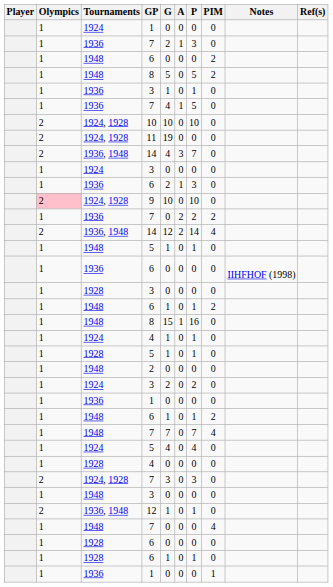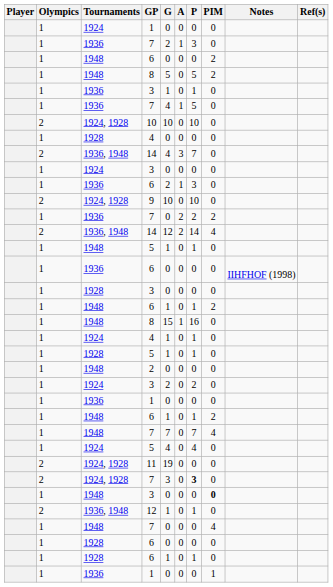rows swapped: (106, 138) <-> (93, 464)
(41, 201) pink background -> (41, 201) no background
(194, 479) normal -> (194, 479) bold
(213, 495) normal -> (213, 495) bold
